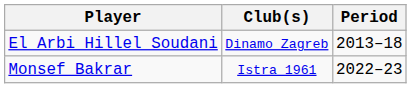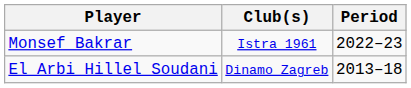rows swapped: (113, 43) <-> (70, 69)
